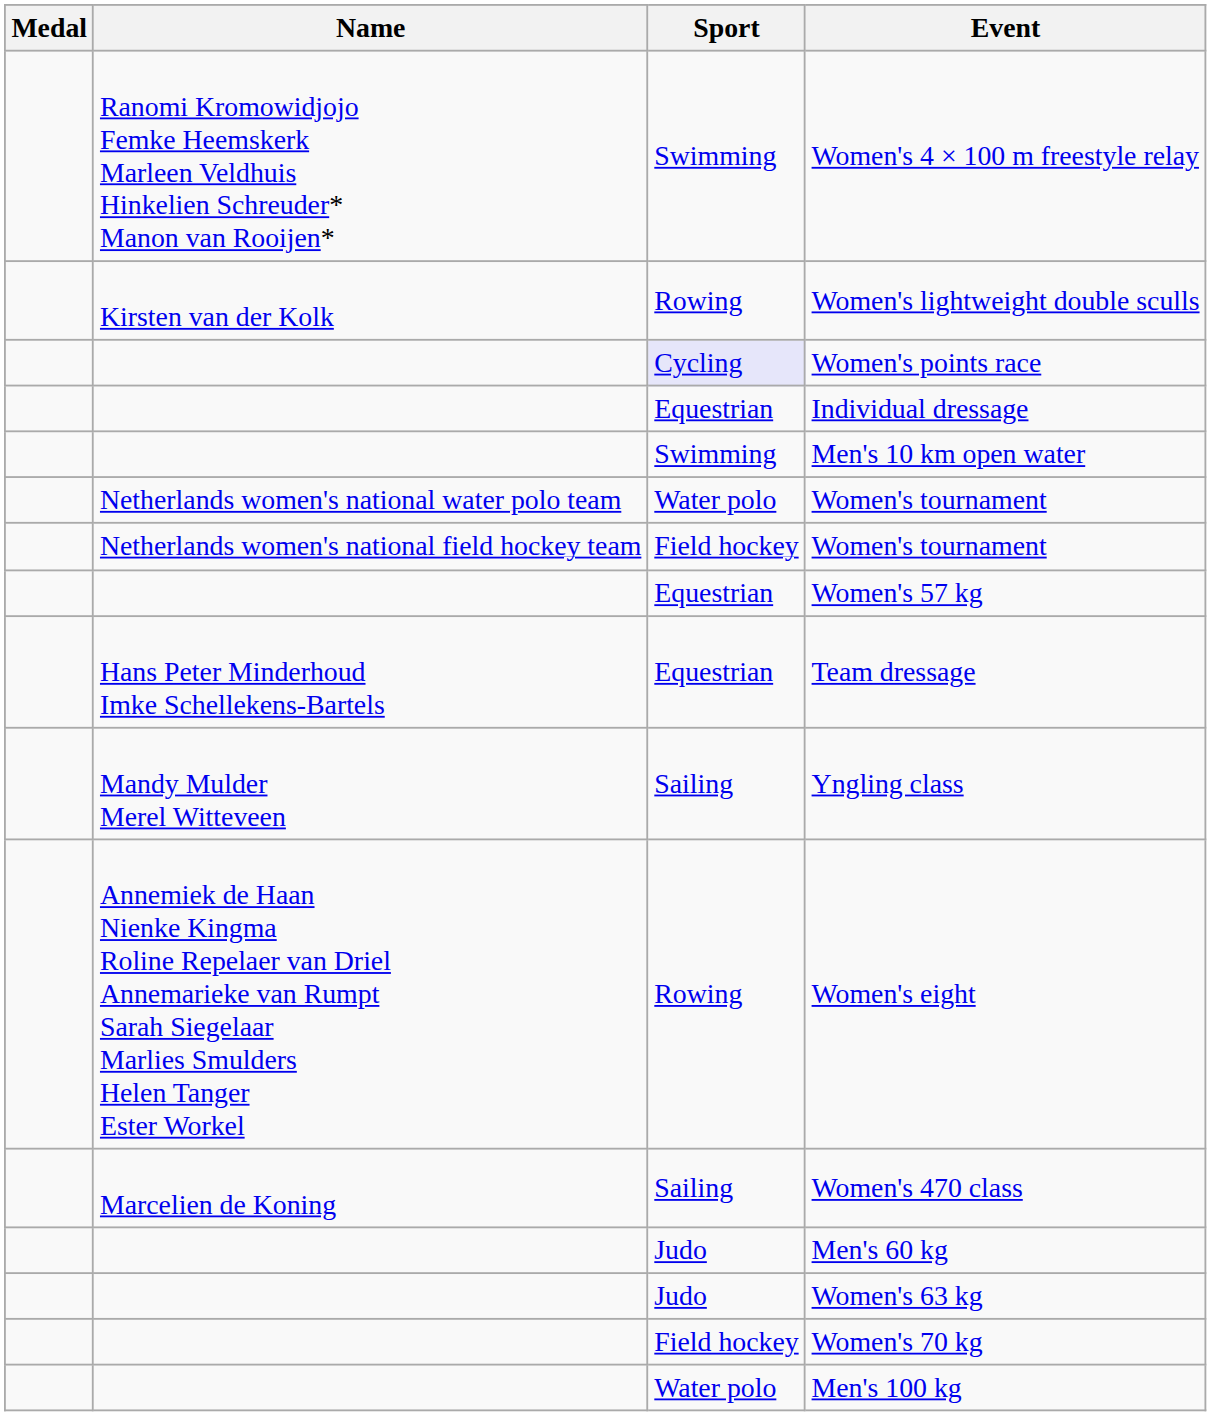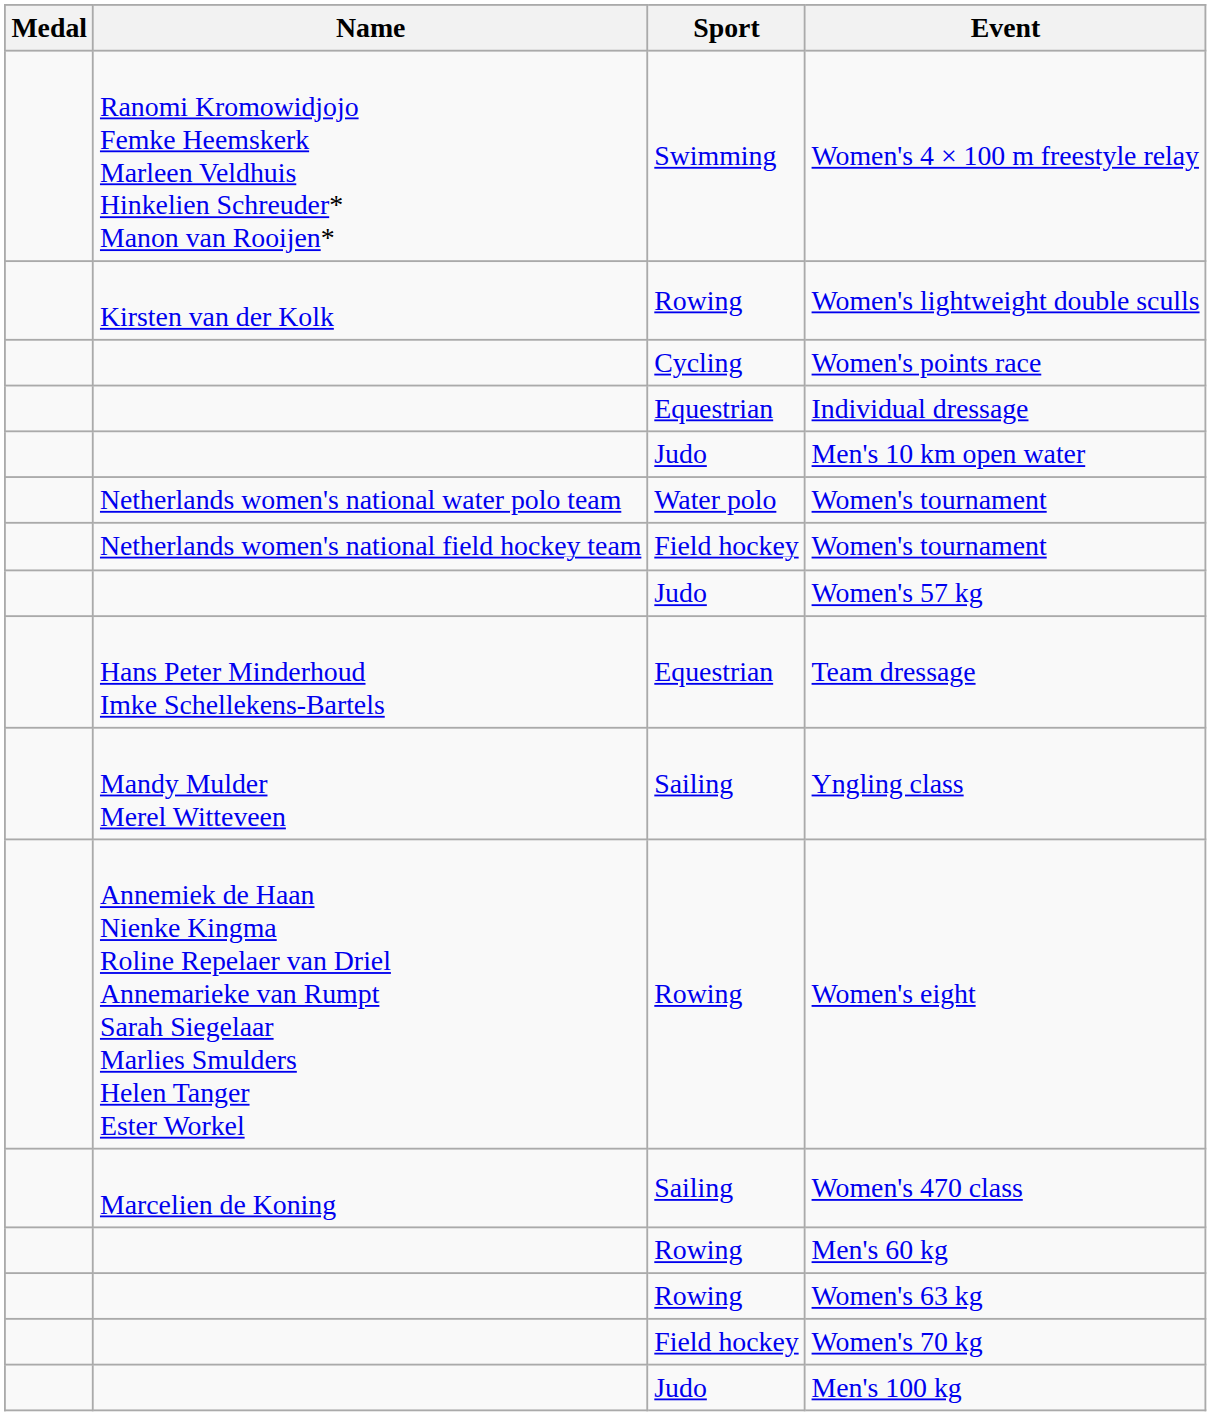(698, 362) lavender background -> (698, 362) no background
(715, 454) Swimming -> (681, 454) Judo
(714, 592) Equestrian -> (681, 592) Judo
(681, 1249) Judo -> (698, 1249) Rowing
(681, 1295) Judo -> (698, 1295) Rowing
(715, 1387) Water polo -> (681, 1387) Judo
